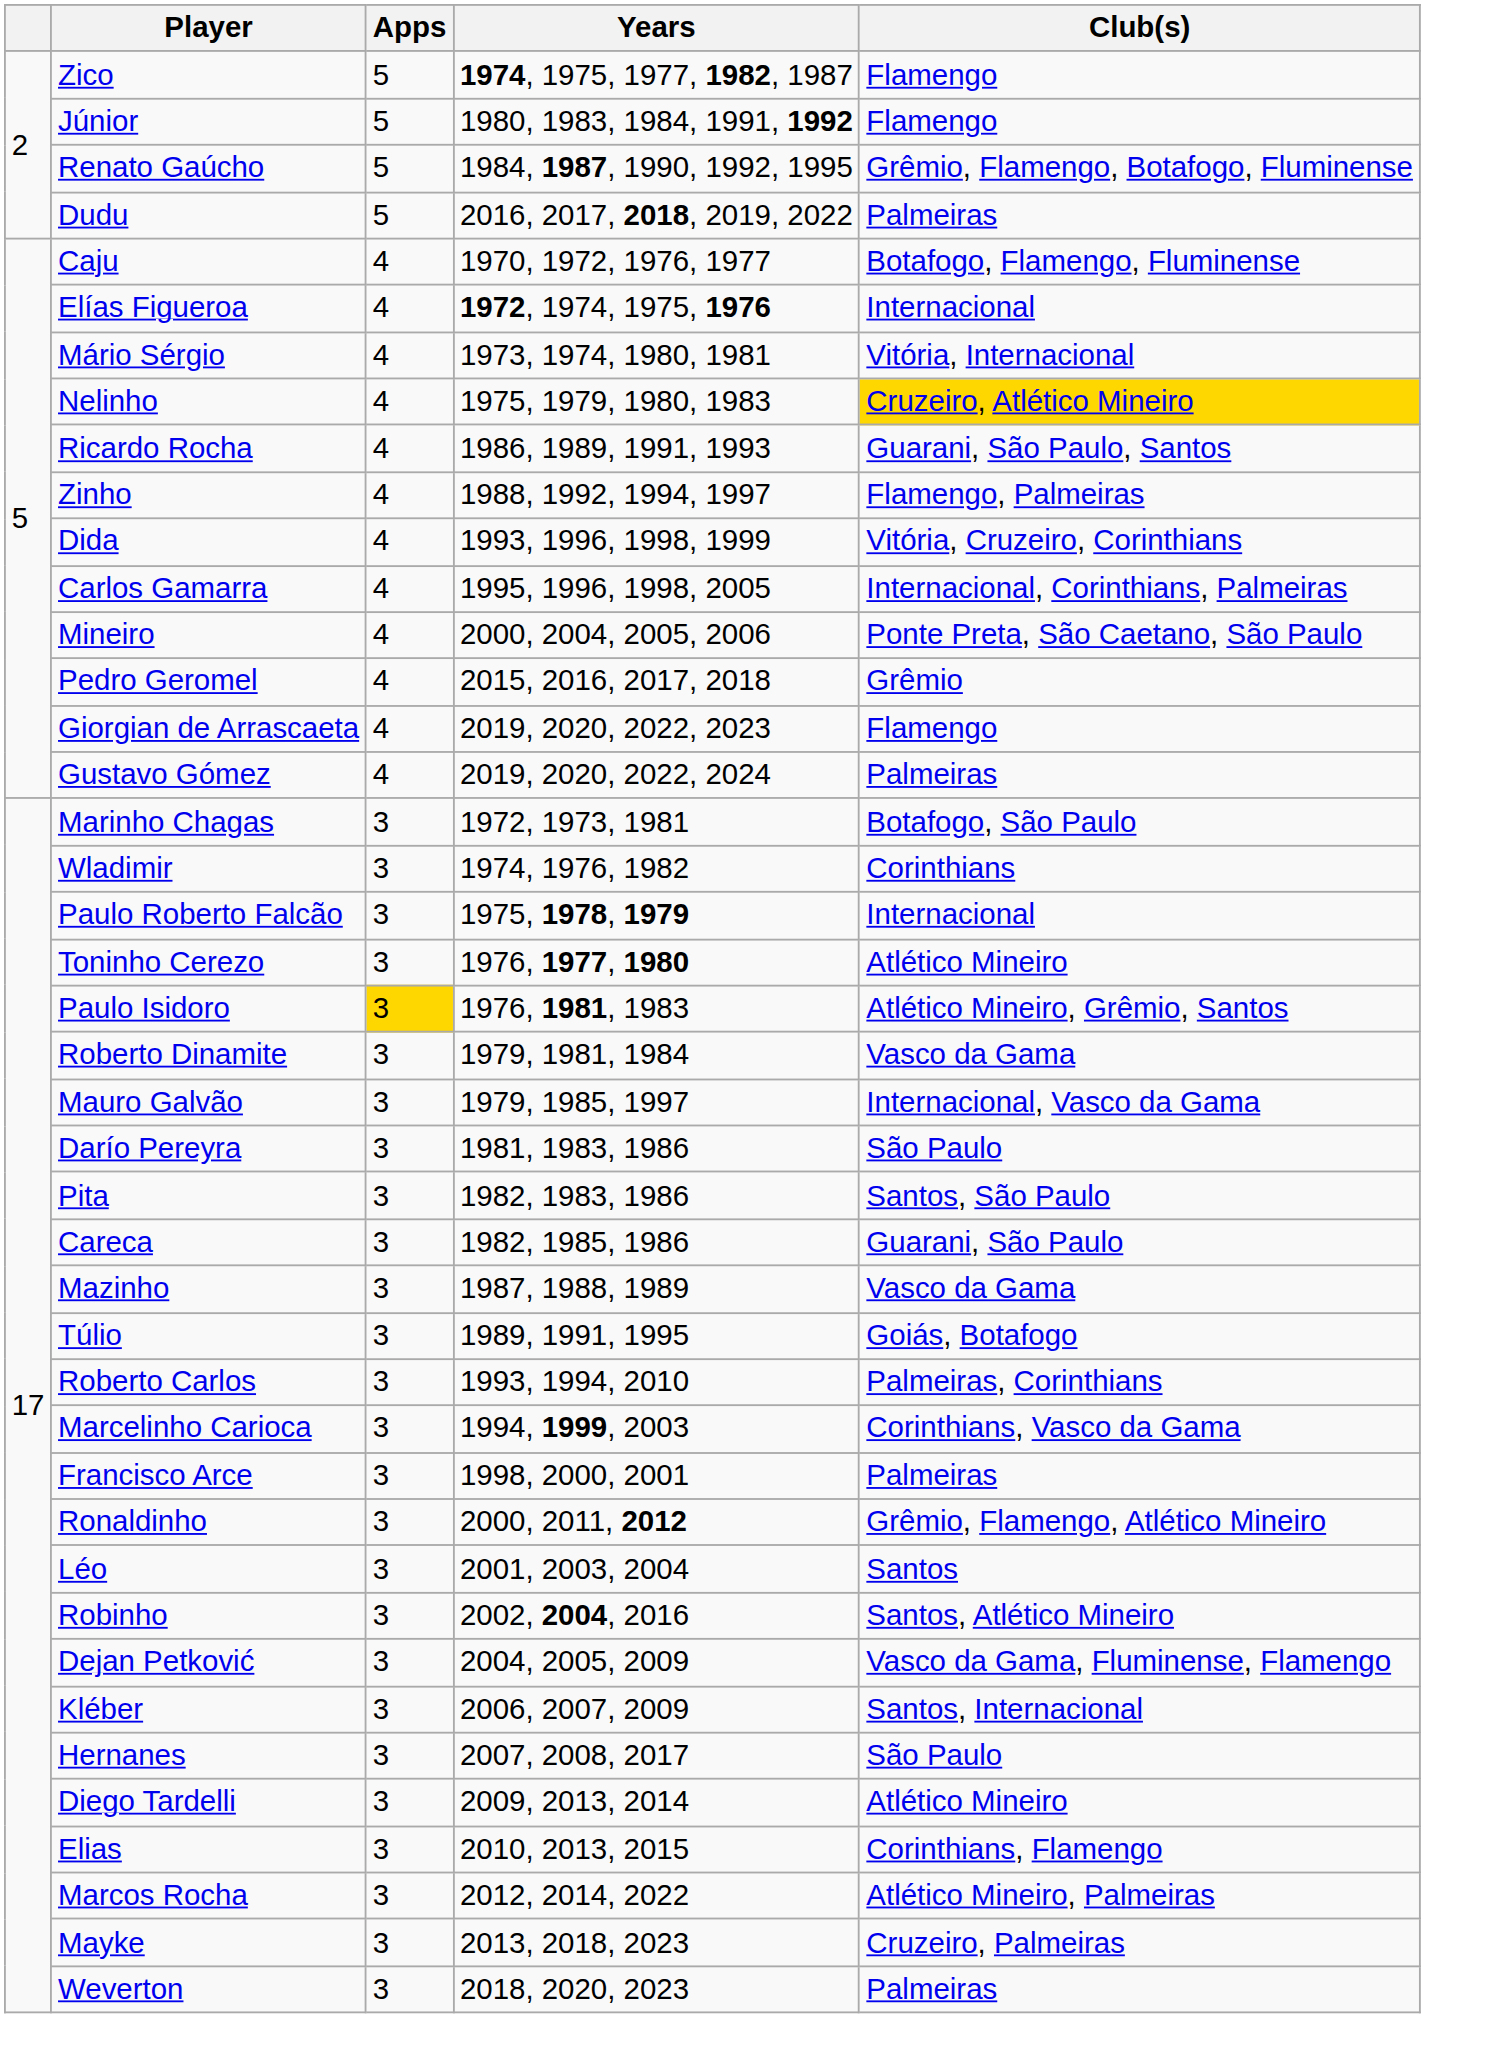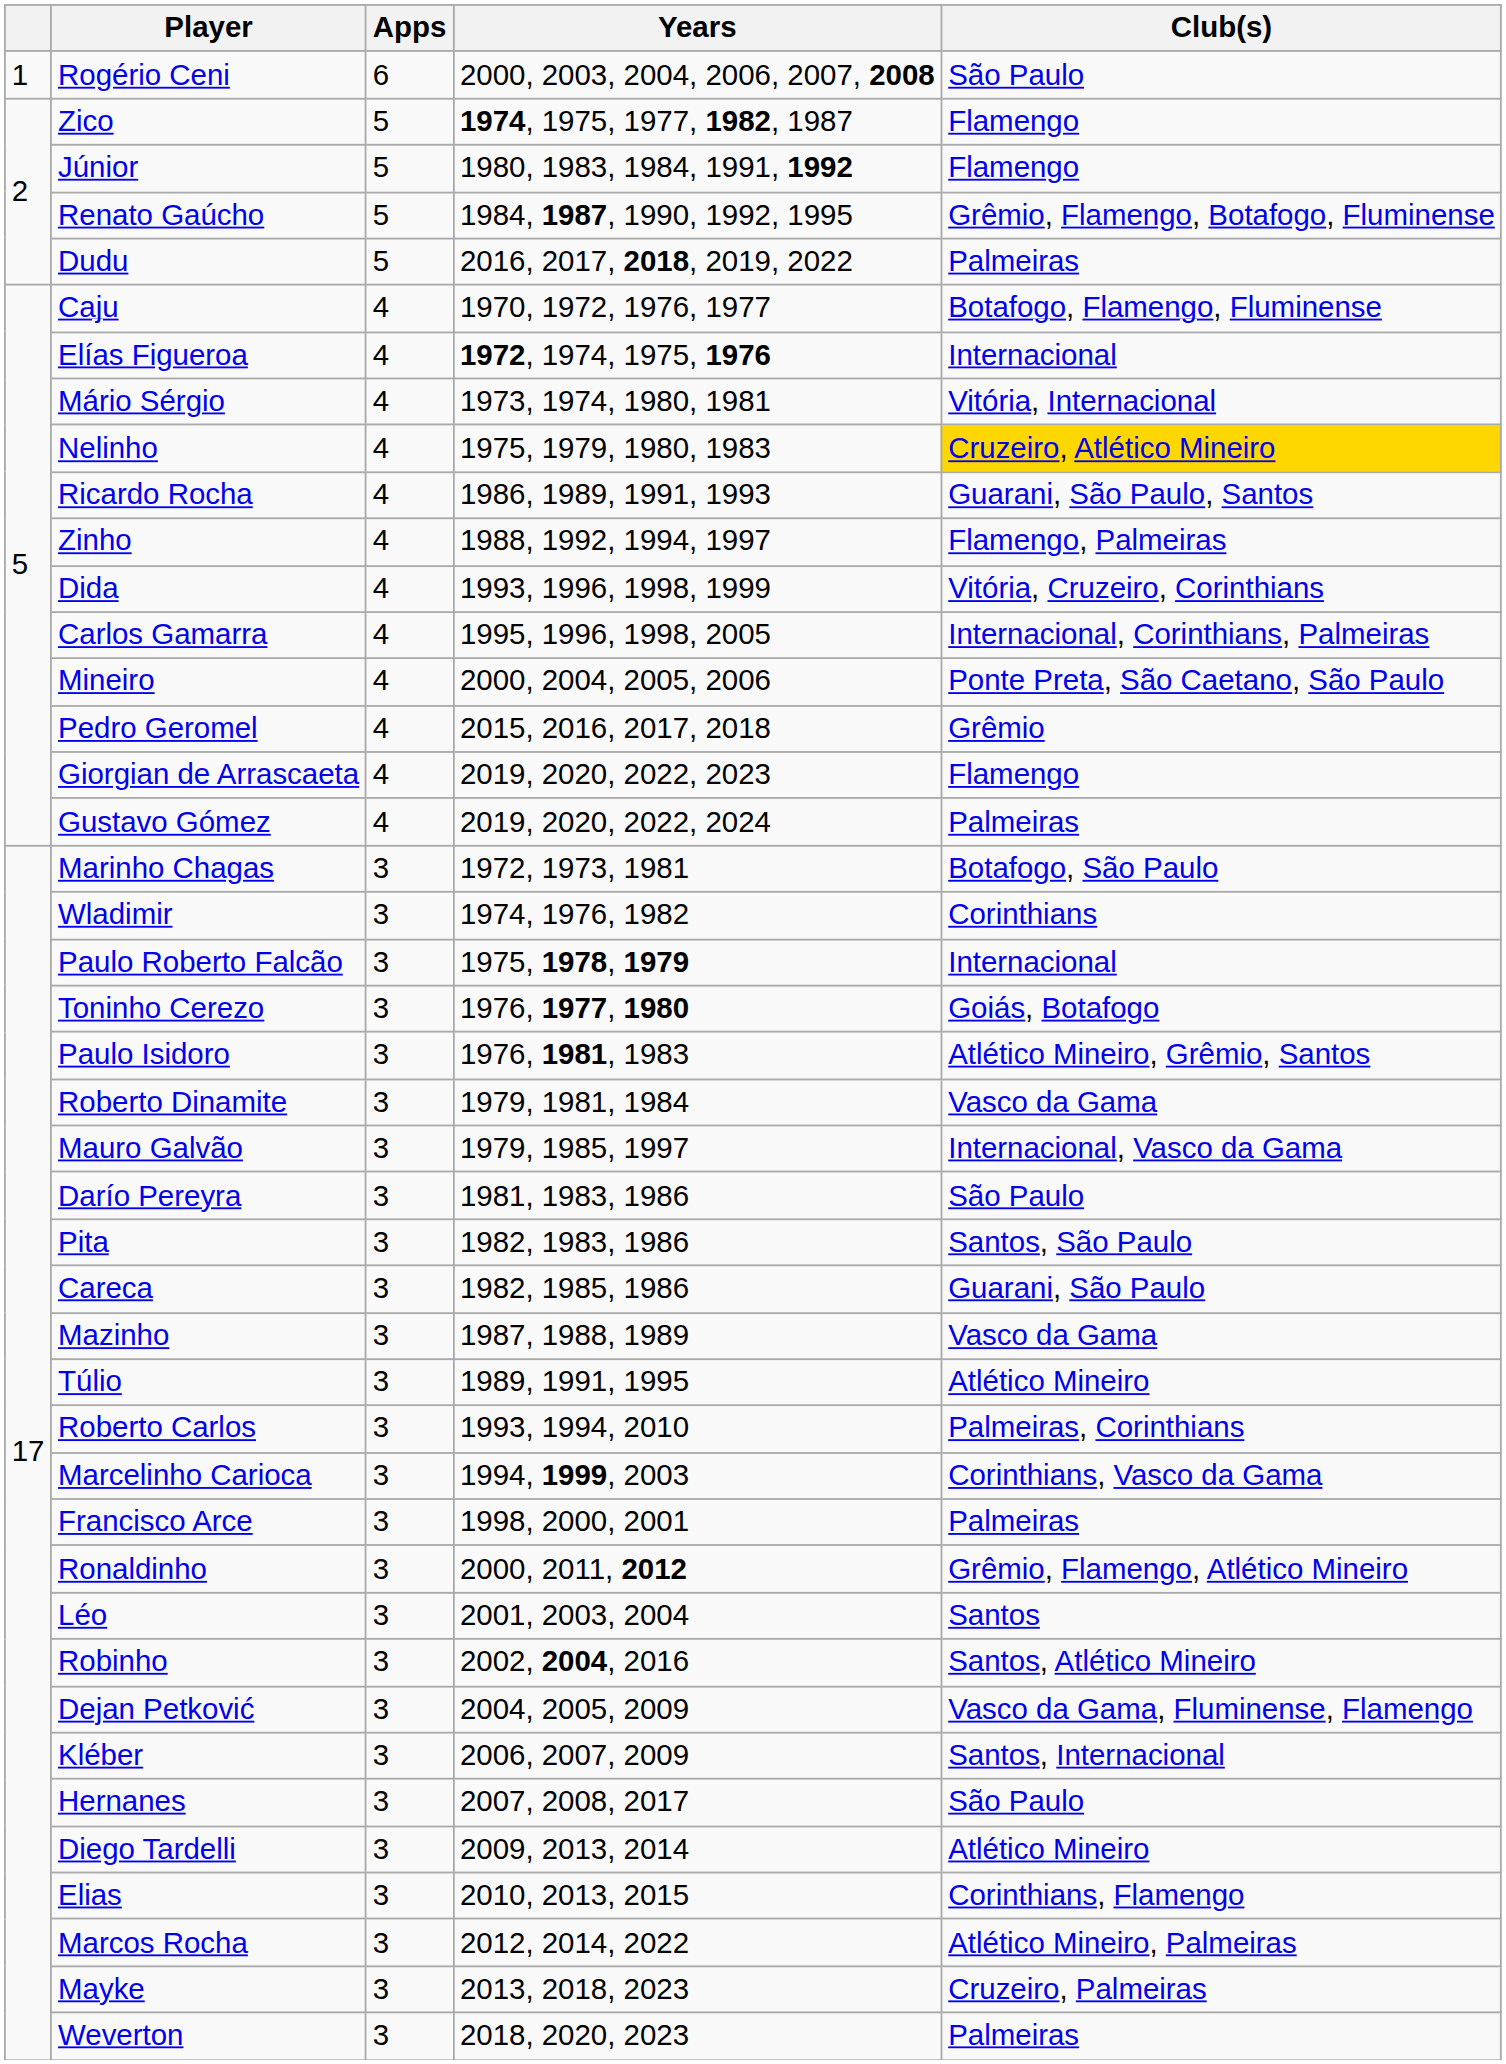+ row: (144, 74)
(967, 961) Atlético Mineiro -> (1054, 1008) Goiás, Botafogo
(381, 1008) gold background -> (381, 1055) no background
(972, 1335) Goiás, Botafogo -> (1049, 1381) Atlético Mineiro
